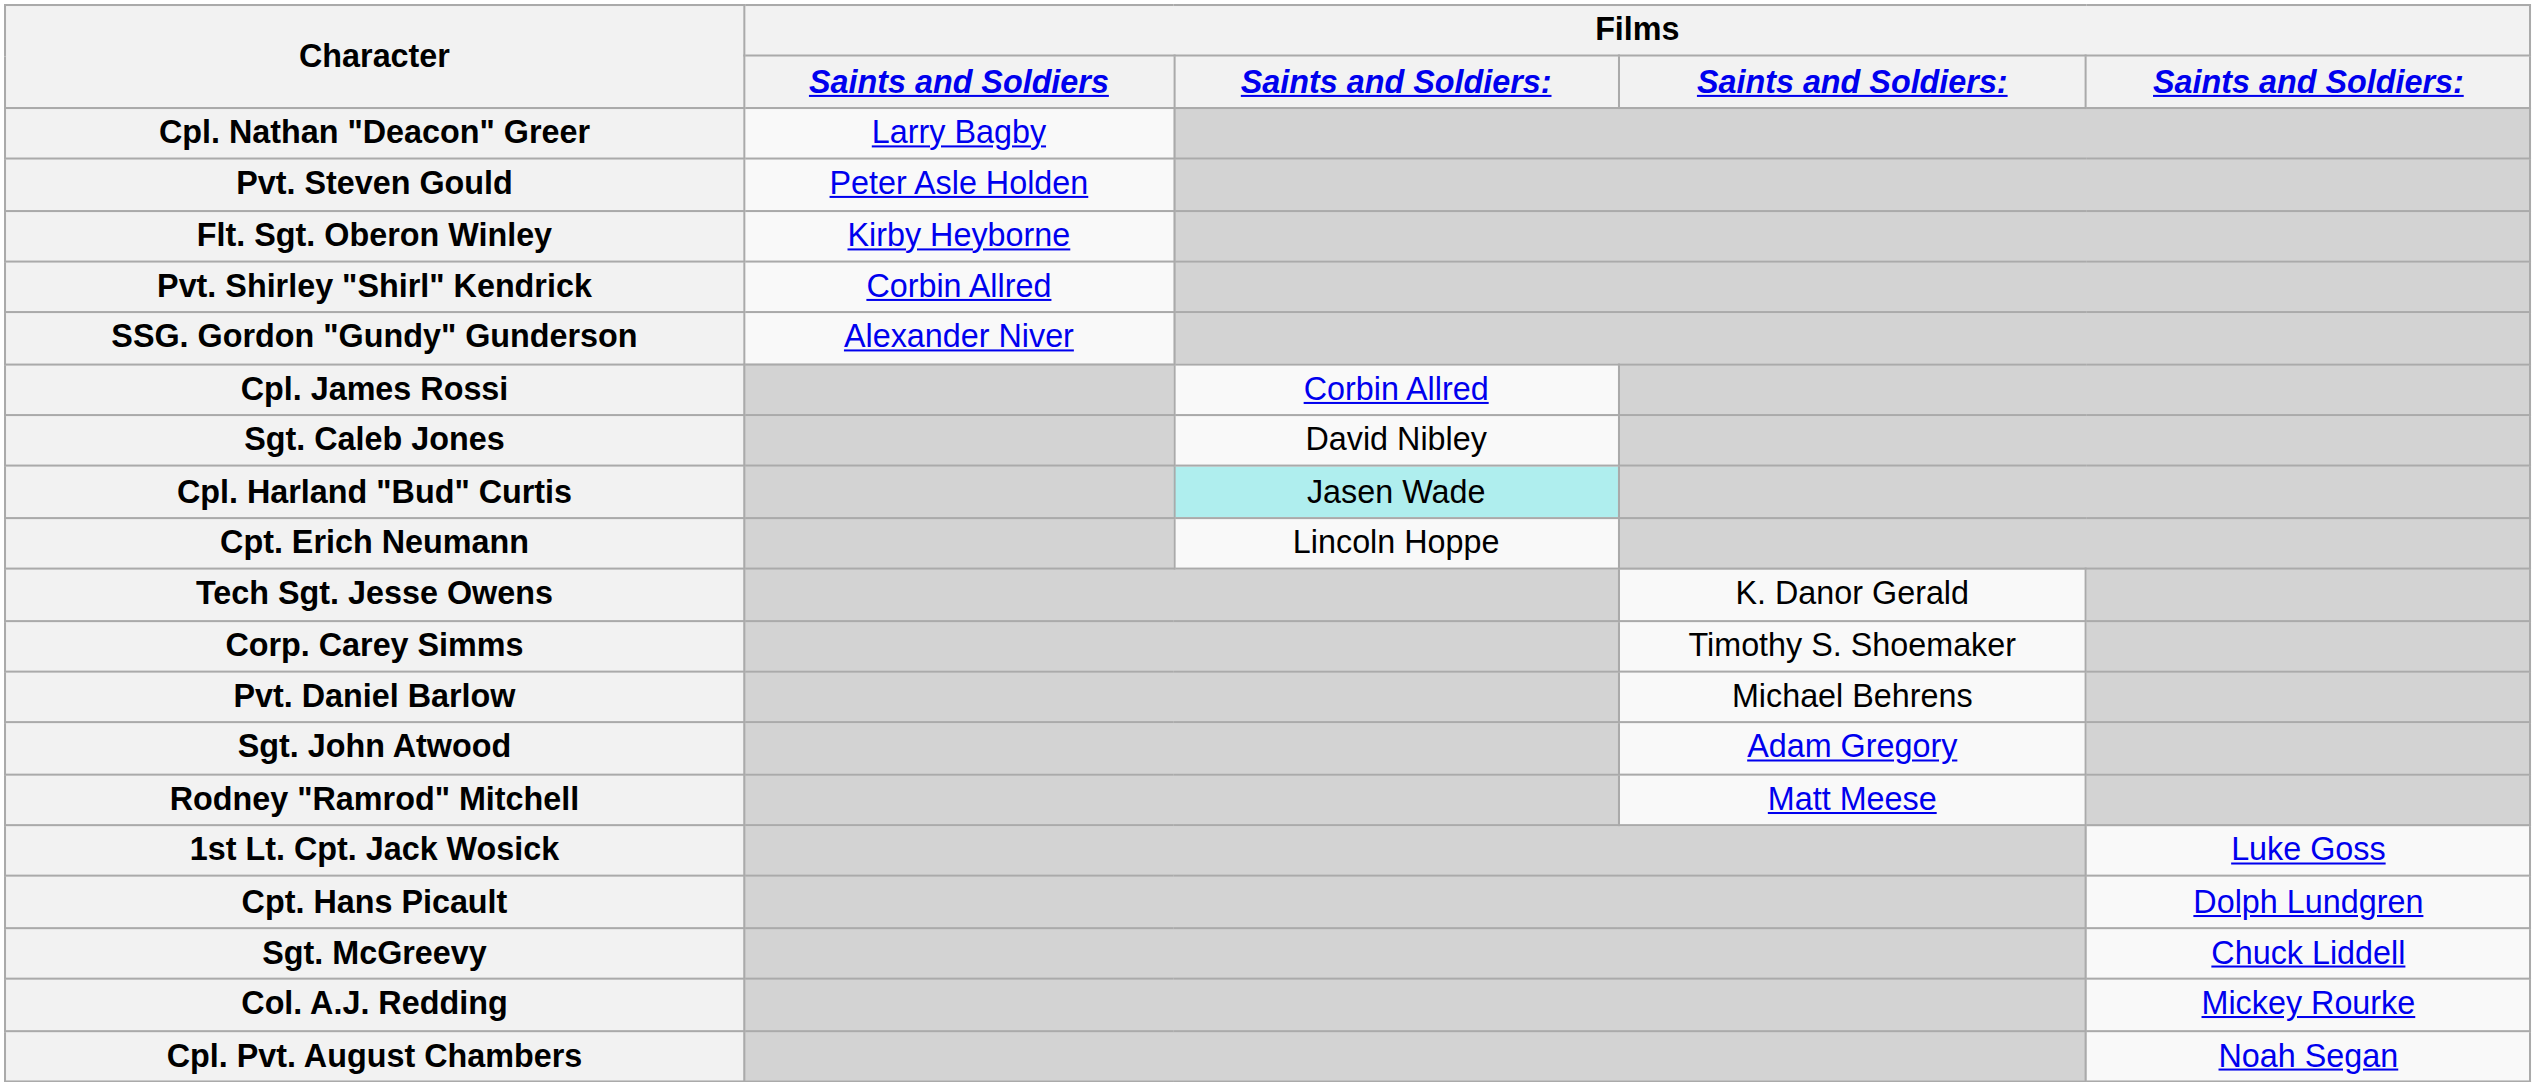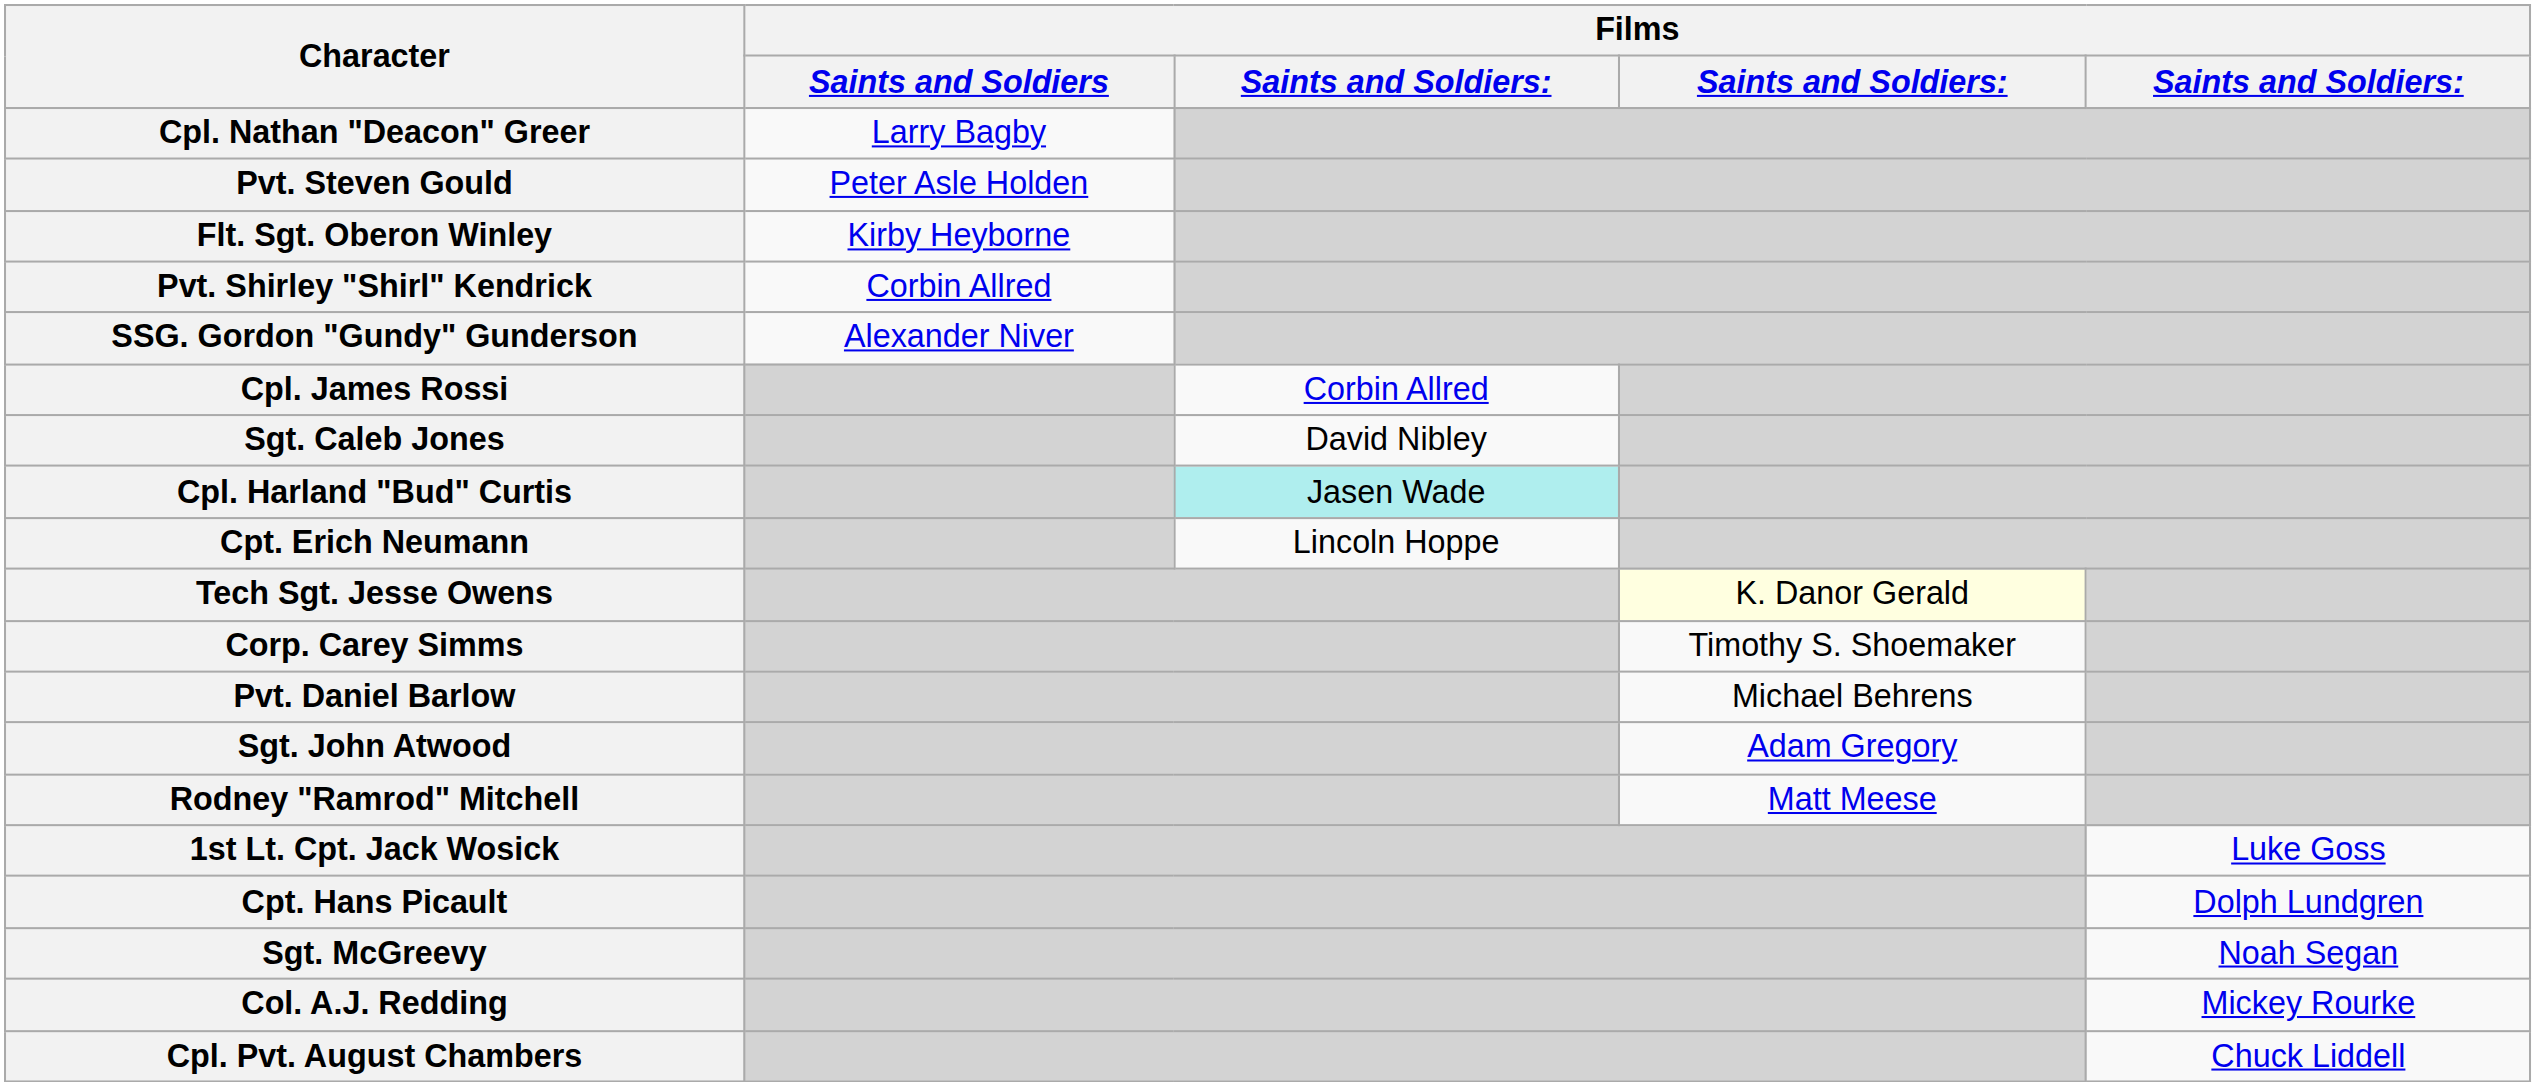(1852, 593) no background -> (1852, 593) lightyellow background
(2308, 952) Chuck Liddell -> (2308, 952) Noah Segan
(2308, 1055) Noah Segan -> (2308, 1055) Chuck Liddell
